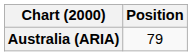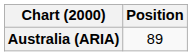(155, 39) 79 -> (155, 39) 89
